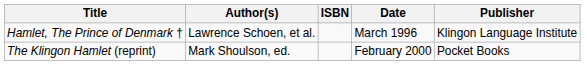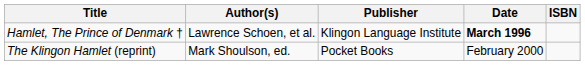columns swapped: (507, 13) <-> (335, 13)
(386, 32) normal -> (499, 32) bold
